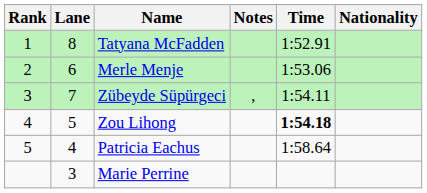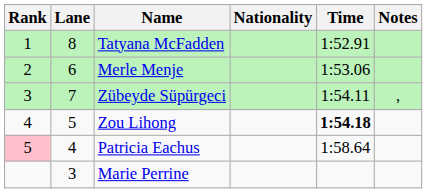columns swapped: (378, 17) <-> (253, 17)
(28, 148) no background -> (28, 148) pink background
